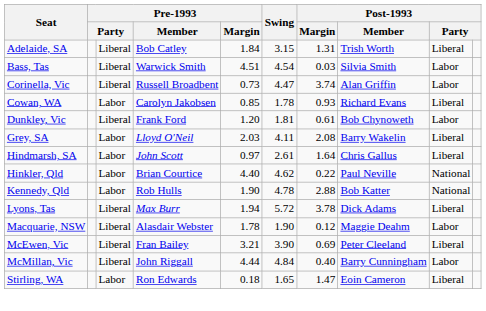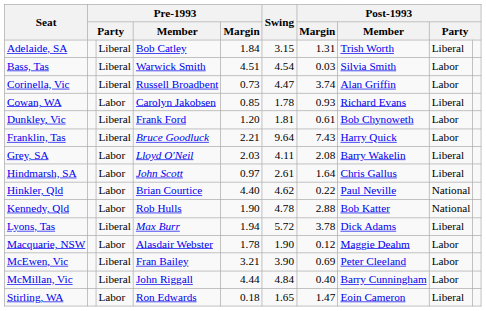+ row: (36, 137)
(115, 226) Liberal -> (112, 244) Labor
(448, 244) Liberal -> (445, 262) Labor
